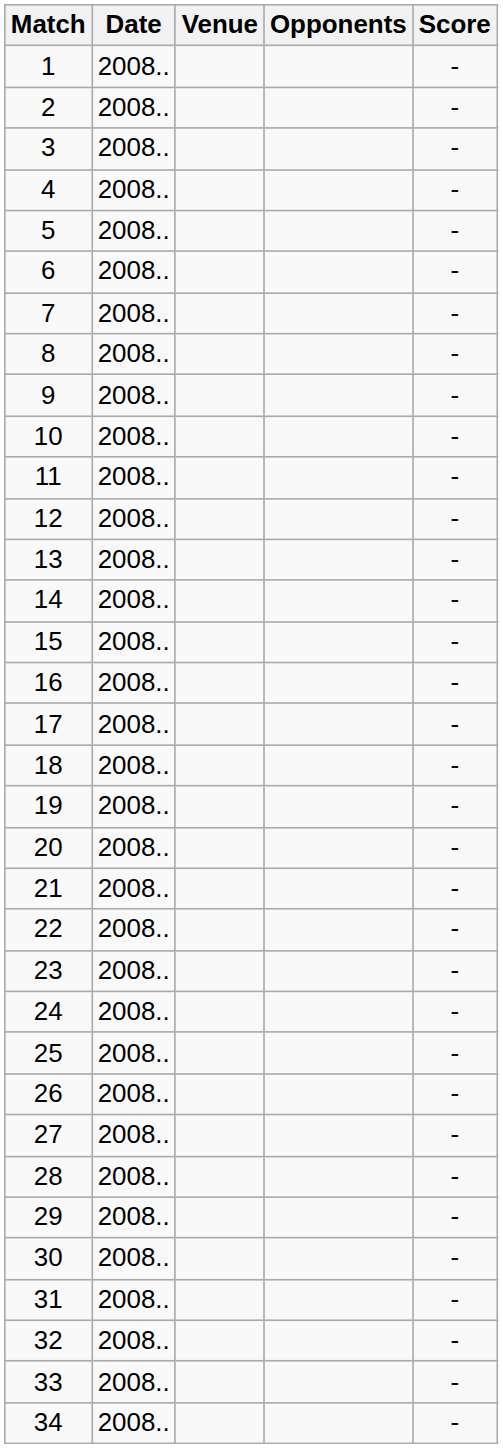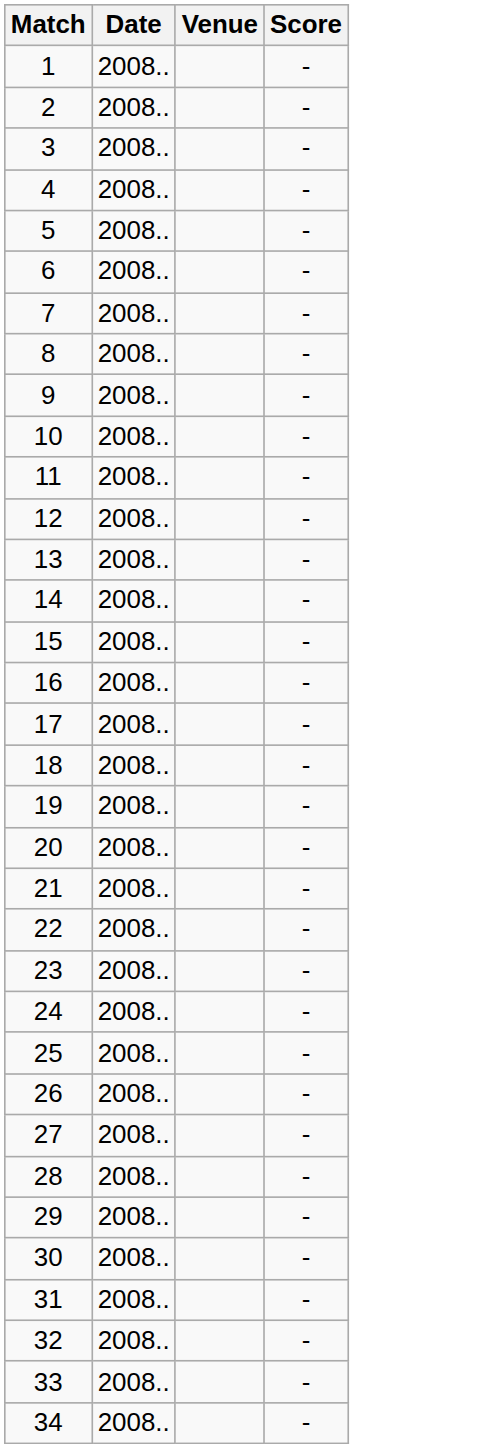- column: (338, 25)
